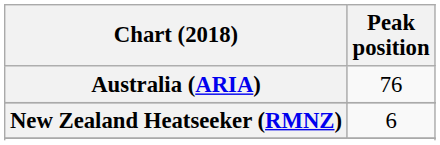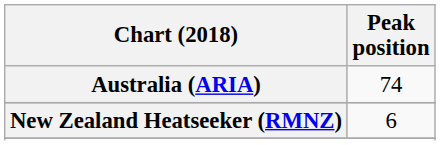(391, 84) 76 -> (391, 84) 74
